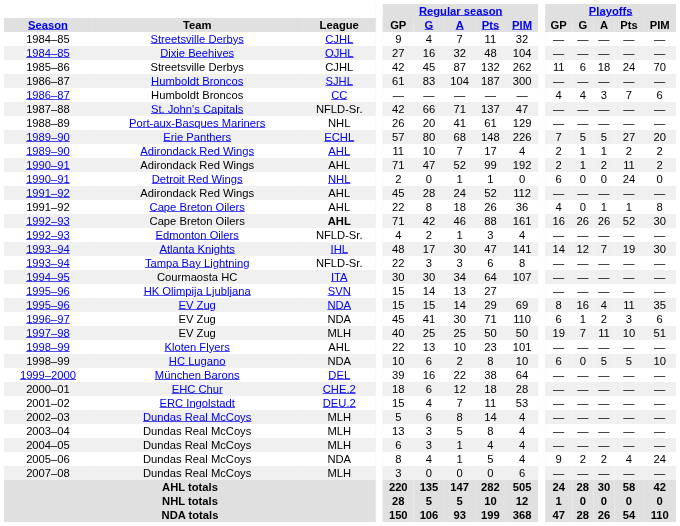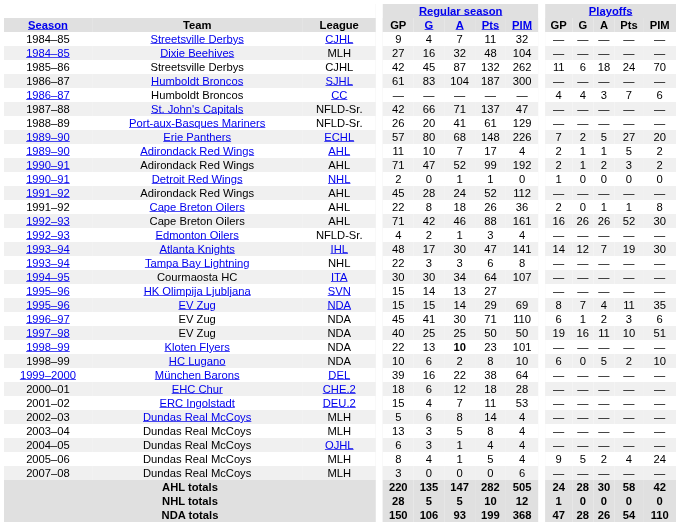(339, 53) OJHL -> (339, 53) MLH
(339, 123) NHL -> (339, 123) NFLD-Sr.
(583, 137) 5 -> (583, 137) 2
(629, 151) 2 -> (629, 151) 5
(629, 165) 11 -> (629, 165) 3
(559, 179) 6 -> (559, 179) 1
(629, 179) 24 -> (629, 179) 0
(559, 207) 4 -> (559, 207) 2
(339, 221) bold -> (339, 221) normal
(339, 263) NFLD-Sr. -> (339, 263) NHL
(583, 305) 16 -> (583, 305) 7
(339, 333) MLH -> (339, 333) NDA
(583, 333) 7 -> (583, 333) 16
(339, 347) AHL -> (339, 347) NDA
(460, 347) normal -> (460, 347) bold
(629, 361) 5 -> (629, 361) 2
(339, 445) MLH -> (339, 445) OJHL
(339, 459) NDA -> (339, 459) MLH
(583, 459) 2 -> (583, 459) 5
